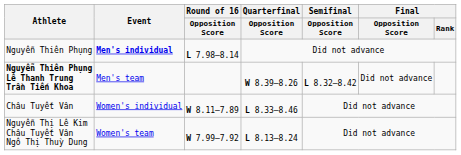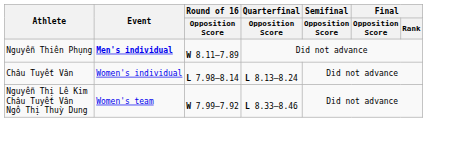(213, 55) L 7.98–8.14 -> (213, 55) W 8.11–7.89
- row: (49, 78)
(213, 110) W 8.11–7.89 -> (213, 78) L 7.98–8.14
(271, 110) L 8.33–8.46 -> (271, 78) L 8.13–8.24
(271, 138) L 8.13–8.24 -> (271, 106) L 8.33–8.46
